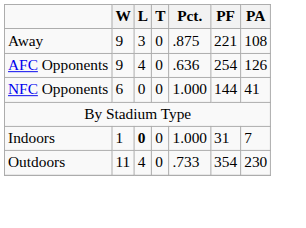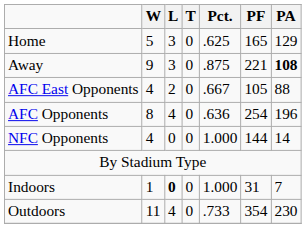+ row: (27, 41)
(256, 41) normal -> (286, 65) bold
+ row: (73, 89)
(119, 65) 9 -> (150, 114) 8
(256, 65) 126 -> (286, 114) 196
(119, 89) 6 -> (150, 138) 4
(252, 89) 41 -> (282, 138) 14
